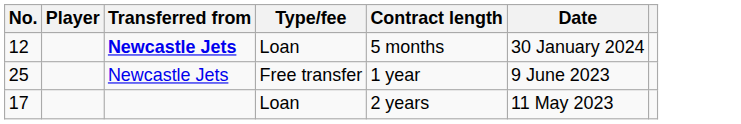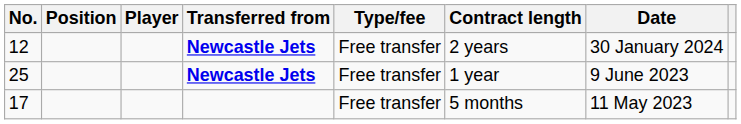+ column: (81, 18)
(280, 47) Loan -> (390, 47) Free transfer
(407, 47) 5 months -> (479, 47) 2 years
(168, 75) normal -> (251, 75) bold
(280, 103) Loan -> (390, 103) Free transfer
(400, 103) 2 years -> (486, 103) 5 months
